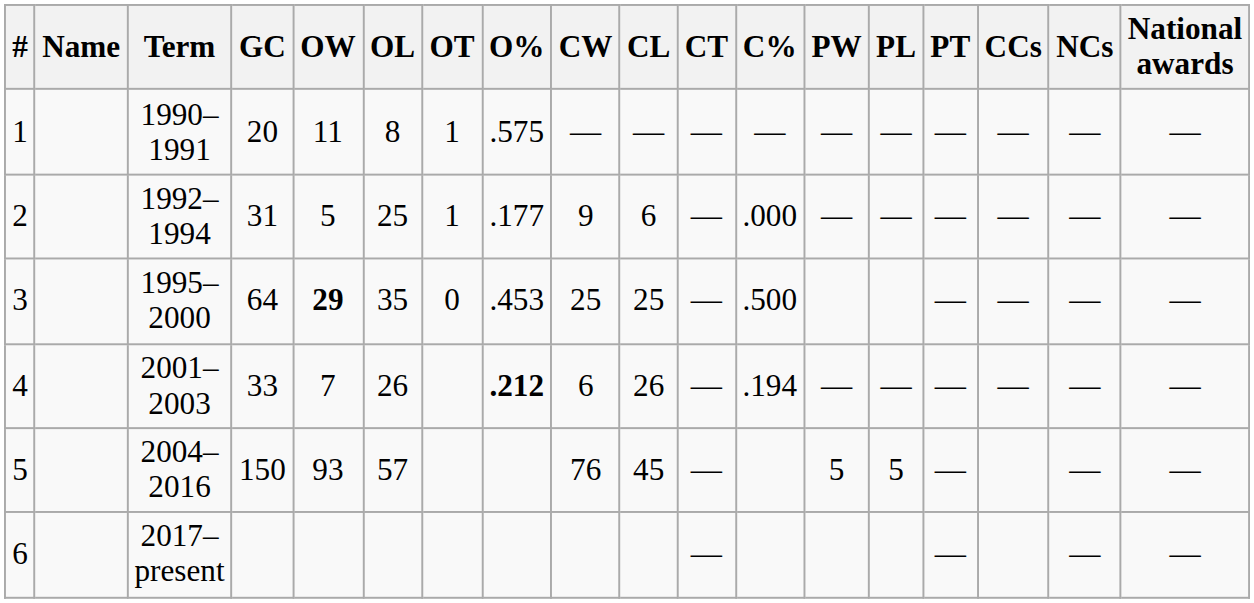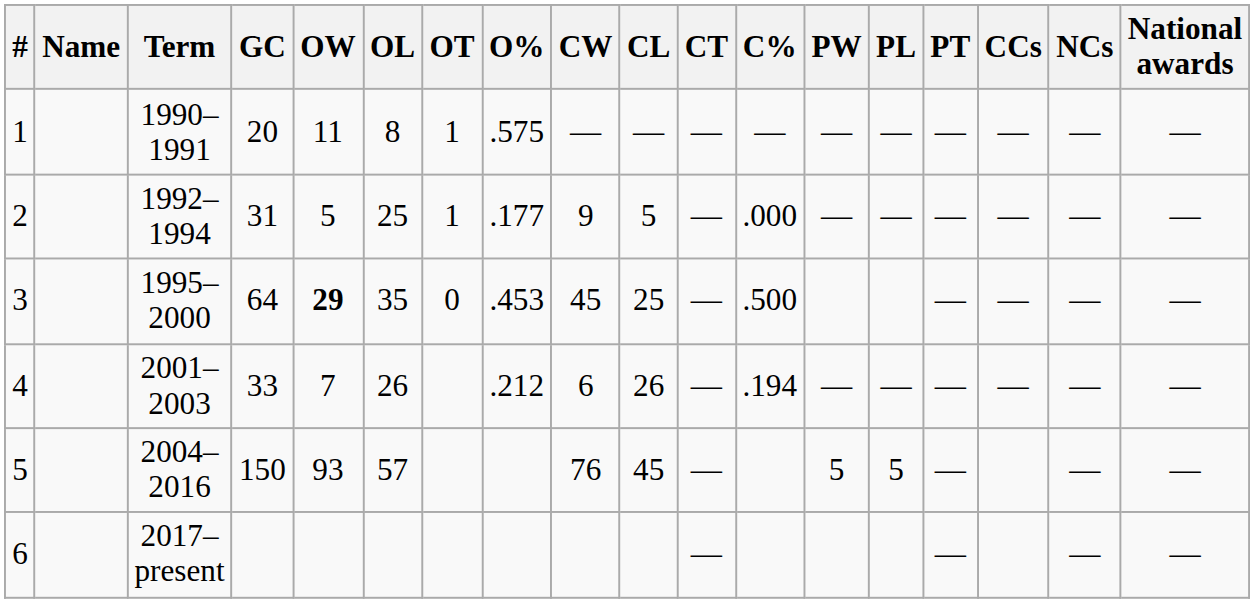(649, 215) 6 -> (649, 215) 5
(586, 300) 25 -> (586, 300) 45
(517, 385) bold -> (517, 385) normal
